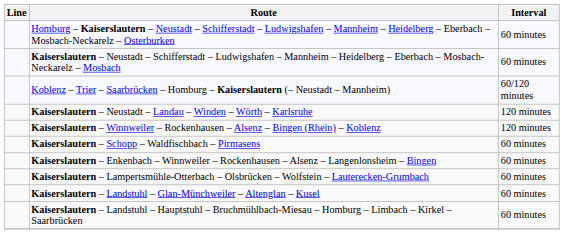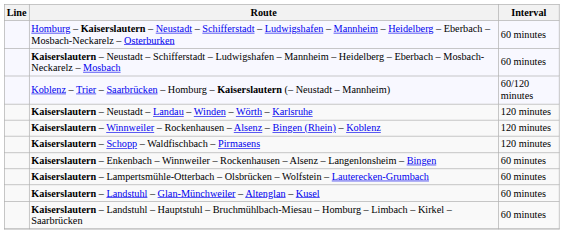(523, 144) 60 minutes -> (526, 144) 120 minutes
